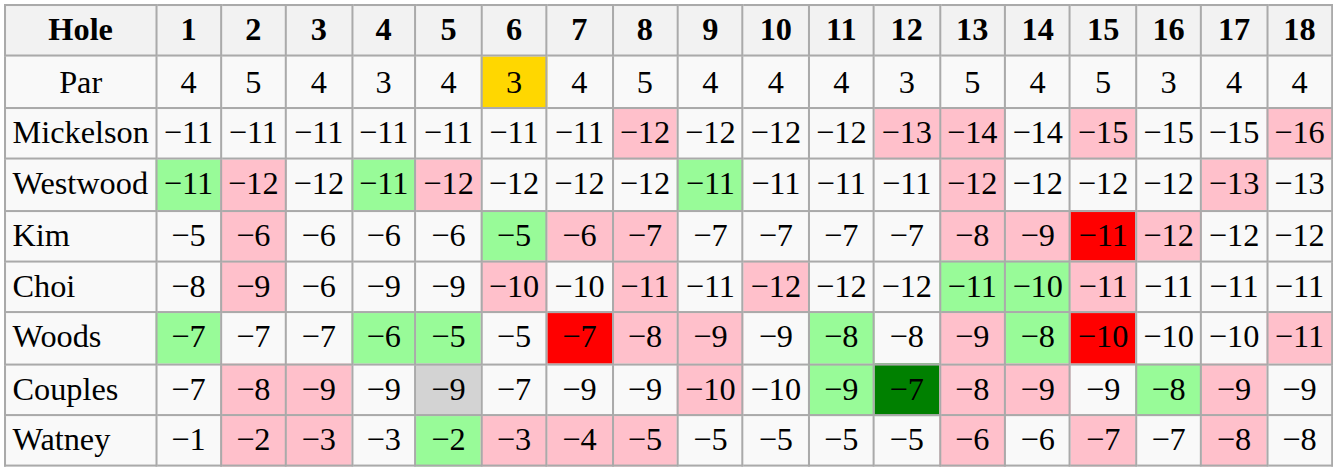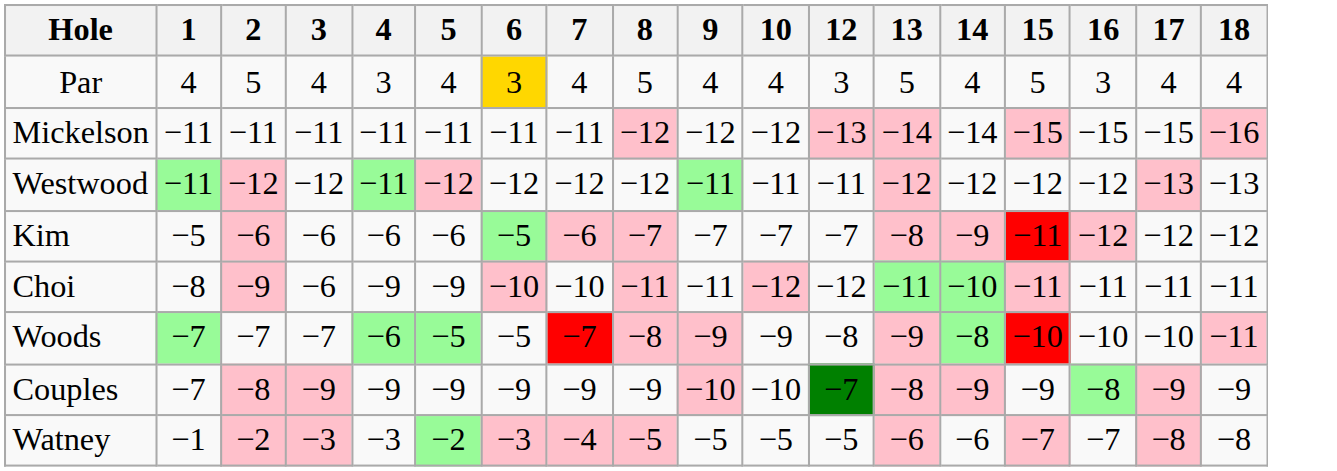- column: (841, 30)
(449, 388) lightgrey background -> (449, 388) no background
(514, 388) −7 -> (514, 388) −9
